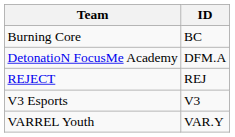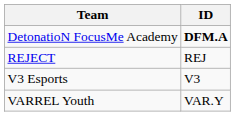- row: (44, 36)
(205, 57) normal -> (206, 36) bold
